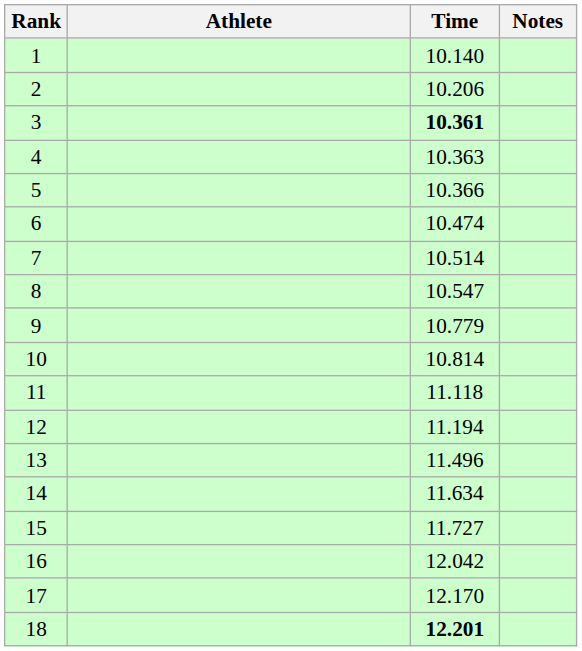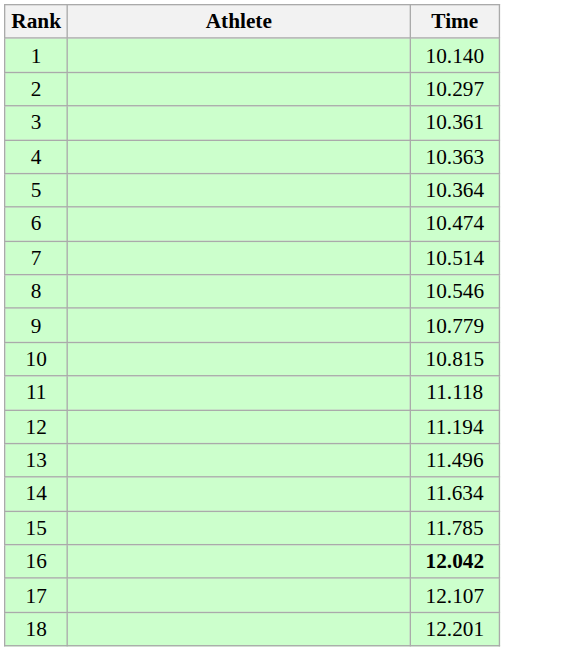- column: (538, 21)
(455, 88) 10.206 -> (455, 88) 10.297
(455, 122) bold -> (455, 122) normal
(455, 190) 10.366 -> (455, 190) 10.364
(455, 291) 10.547 -> (455, 291) 10.546
(455, 358) 10.814 -> (455, 358) 10.815
(455, 527) 11.727 -> (455, 527) 11.785
(455, 561) normal -> (455, 561) bold
(455, 595) 12.170 -> (455, 595) 12.107
(455, 628) bold -> (455, 628) normal
